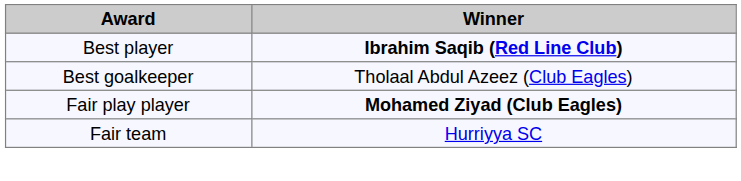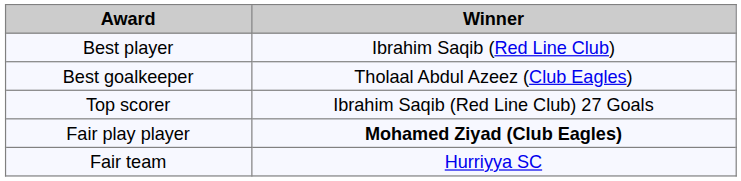(493, 47) bold -> (493, 47) normal
+ row: (128, 105)
